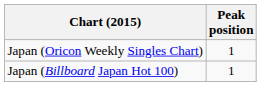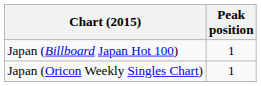rows swapped: (105, 50) <-> (93, 71)
